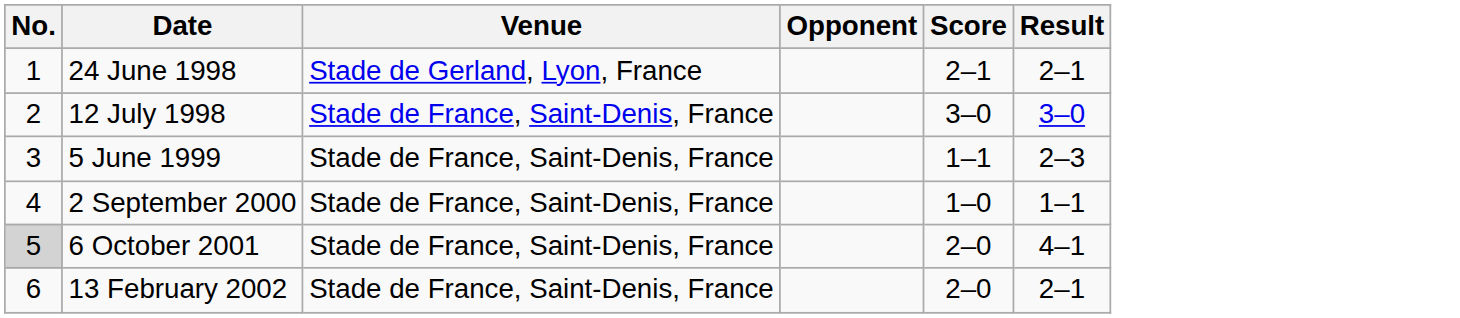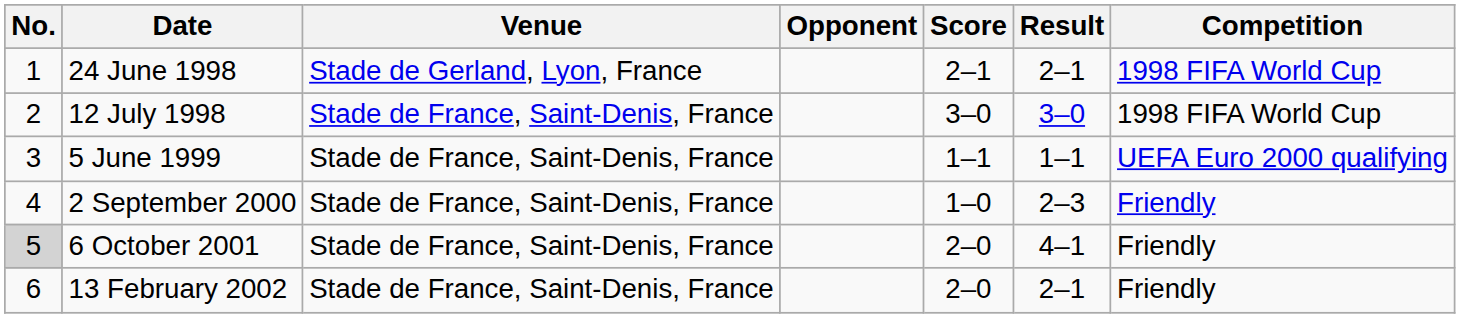+ column: (1282, 26)
(1062, 158) 2–3 -> (1062, 158) 1–1
(1062, 202) 1–1 -> (1062, 202) 2–3
